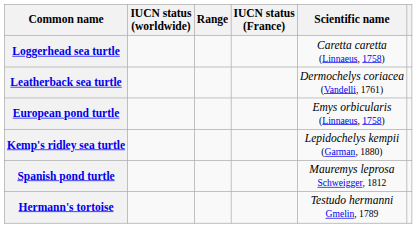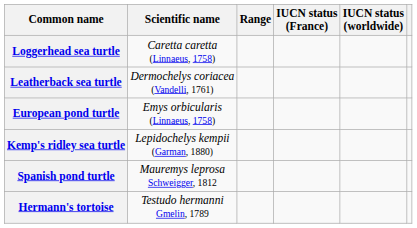columns swapped: (352, 20) <-> (161, 20)
